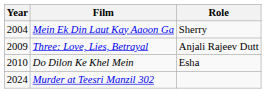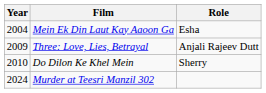(193, 29) Sherry -> (189, 29) Esha
(189, 63) Esha -> (193, 63) Sherry
